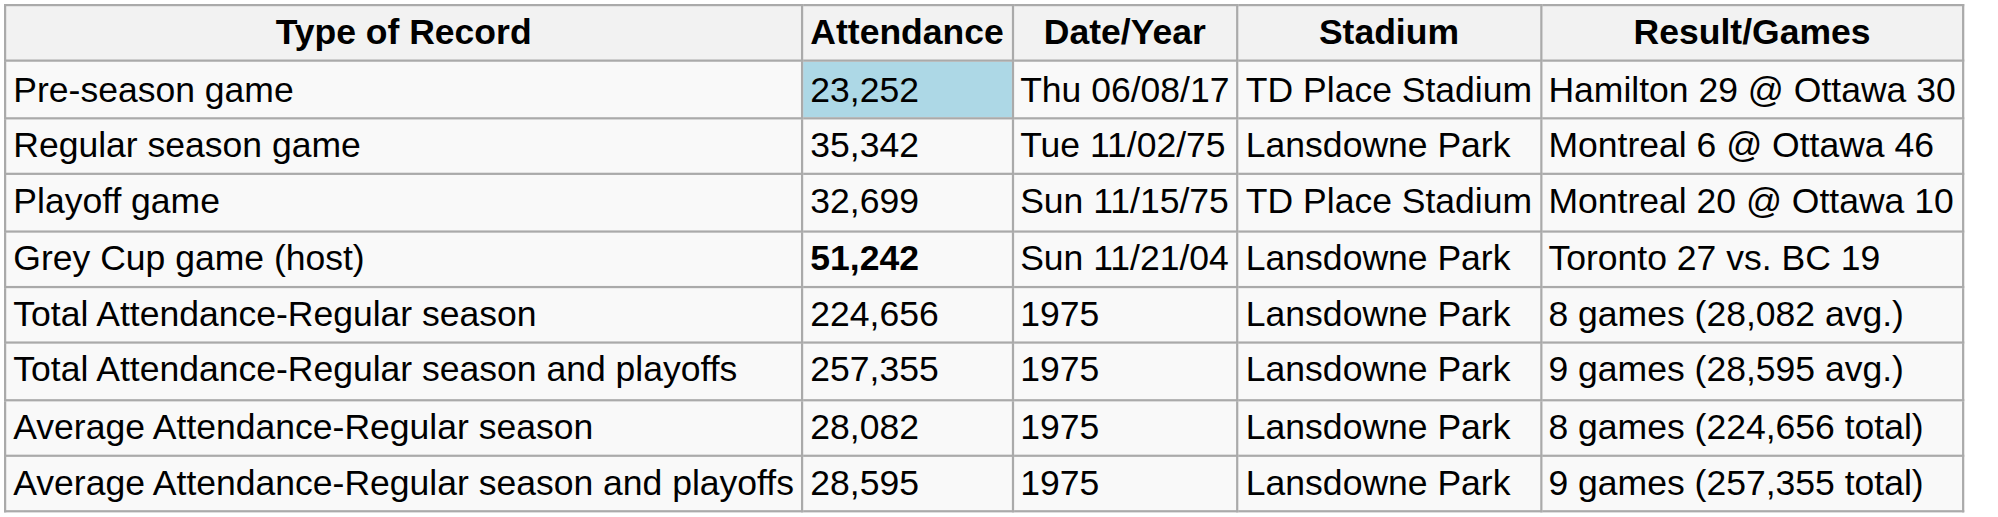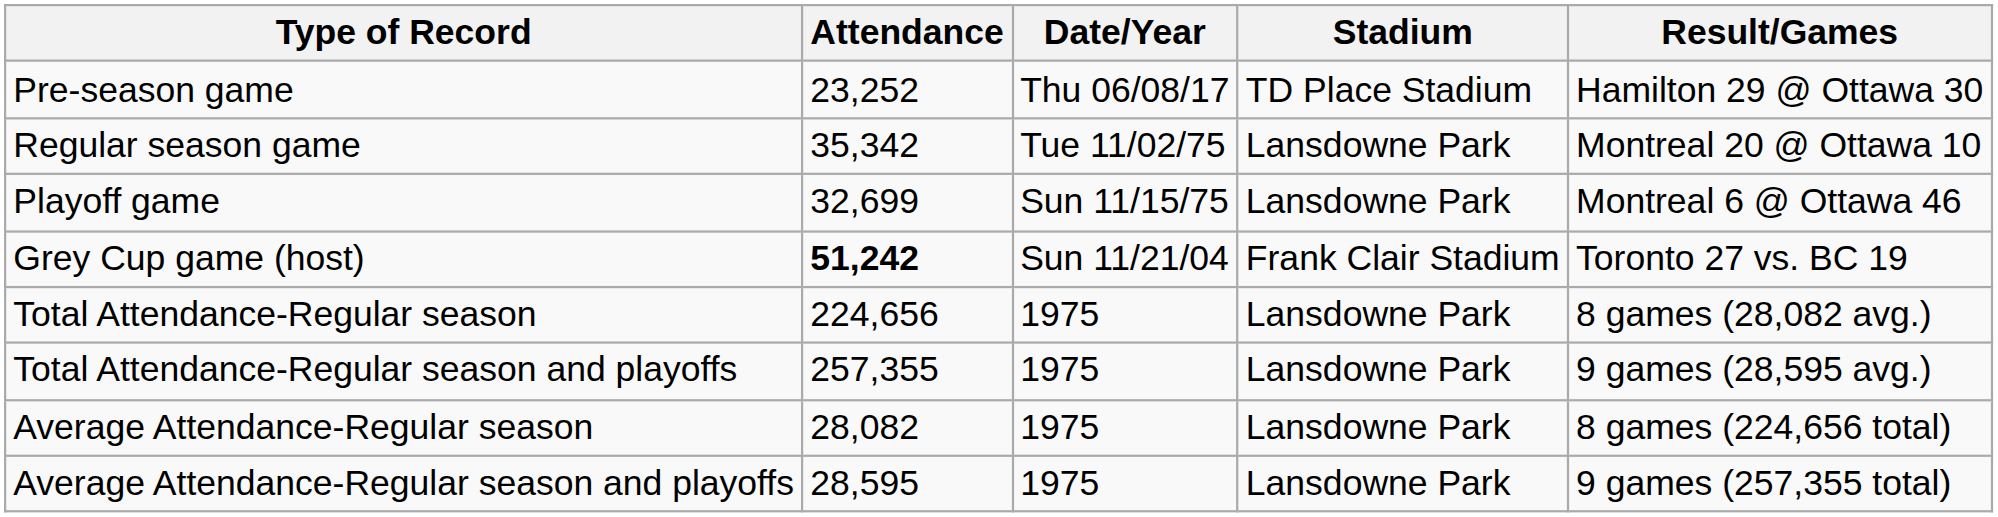(865, 88) lightblue background -> (865, 88) no background
(1741, 145) Montreal 6 @ Ottawa 46 -> (1779, 145) Montreal 20 @ Ottawa 10
(1389, 201) TD Place Stadium -> (1378, 201) Lansdowne Park
(1751, 201) Montreal 20 @ Ottawa 10 -> (1769, 201) Montreal 6 @ Ottawa 46
(1378, 257) Lansdowne Park -> (1403, 257) Frank Clair Stadium
